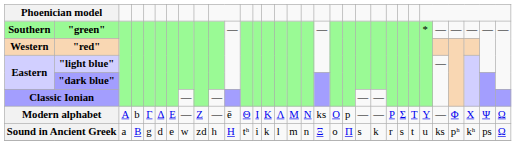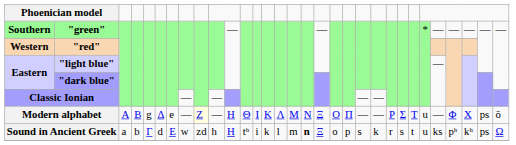(137, 115) b -> (138, 115) Β
(149, 115) Γ -> (149, 115) g
(172, 115) Ε -> (172, 115) e
(200, 115) no background -> (200, 115) lightyellow background
(229, 115) ē -> (231, 115) Η
(321, 115) ks -> (320, 115) Ξ
(348, 115) p -> (349, 115) Π
(426, 115) Υ -> (425, 115) u
(486, 115) Ψ -> (485, 115) ps
(502, 115) Ω -> (498, 115) ō
(138, 132) Β -> (137, 132) b
(149, 132) g -> (149, 132) Γ
(172, 132) e -> (172, 132) Ε
(307, 132) normal -> (307, 132) bold
(349, 132) Π -> (348, 132) p
